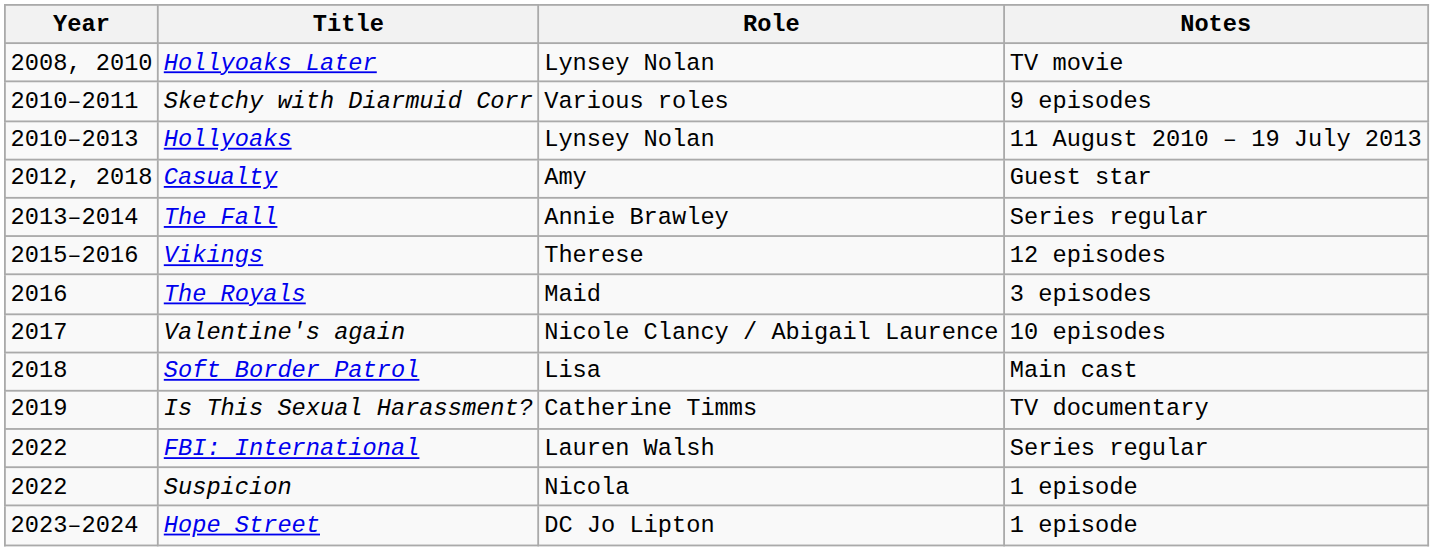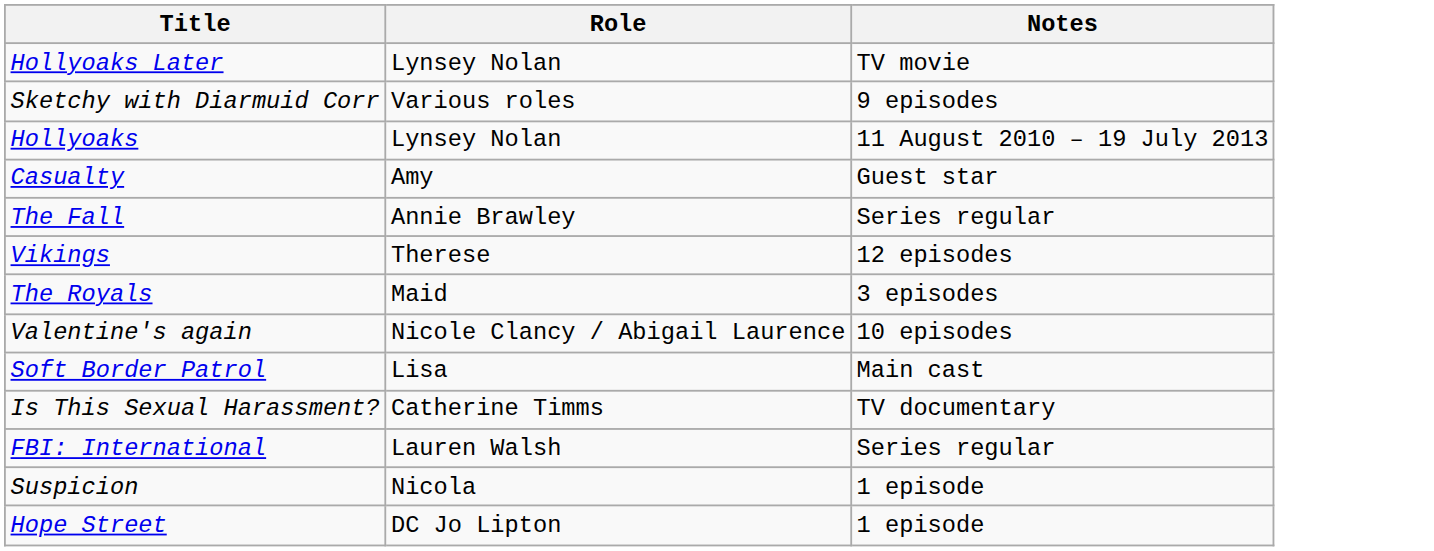- column: (82, 24)
